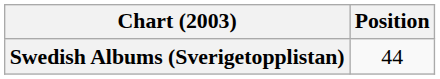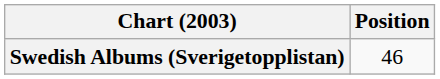(392, 56) 44 -> (392, 56) 46
